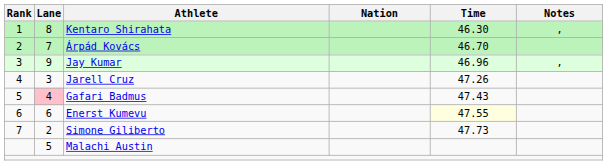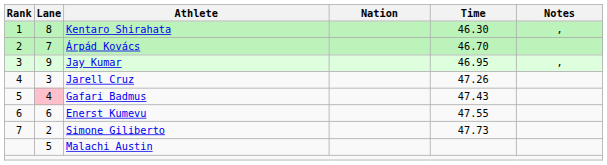(473, 63) 46.96 -> (473, 63) 46.95
(473, 113) lightyellow background -> (473, 113) no background
